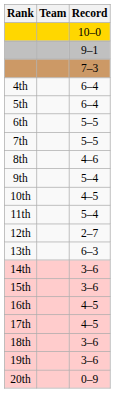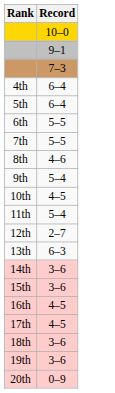- column: (53, 13)
